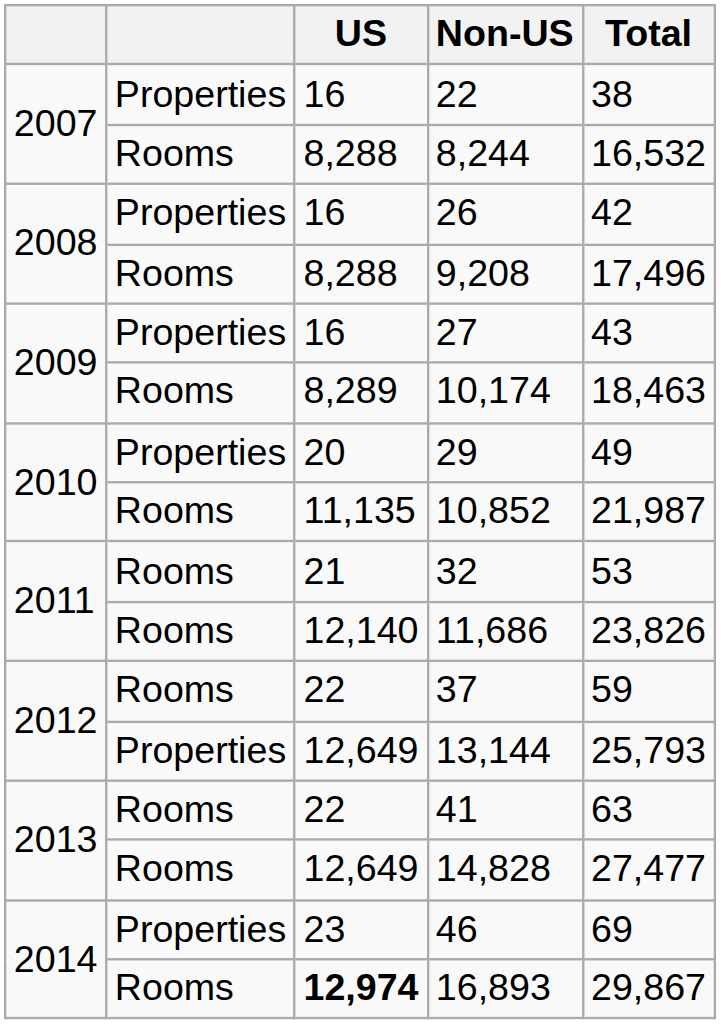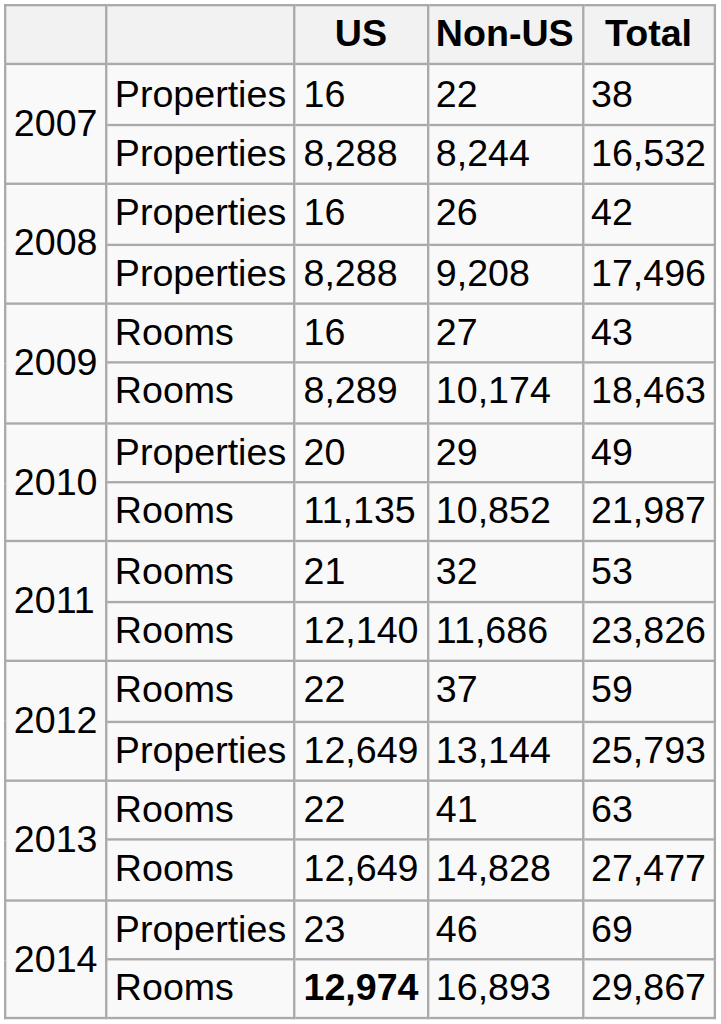(174, 153) Rooms -> (201, 153) Properties
(174, 272) Rooms -> (201, 272) Properties
(201, 332) Properties -> (174, 332) Rooms
